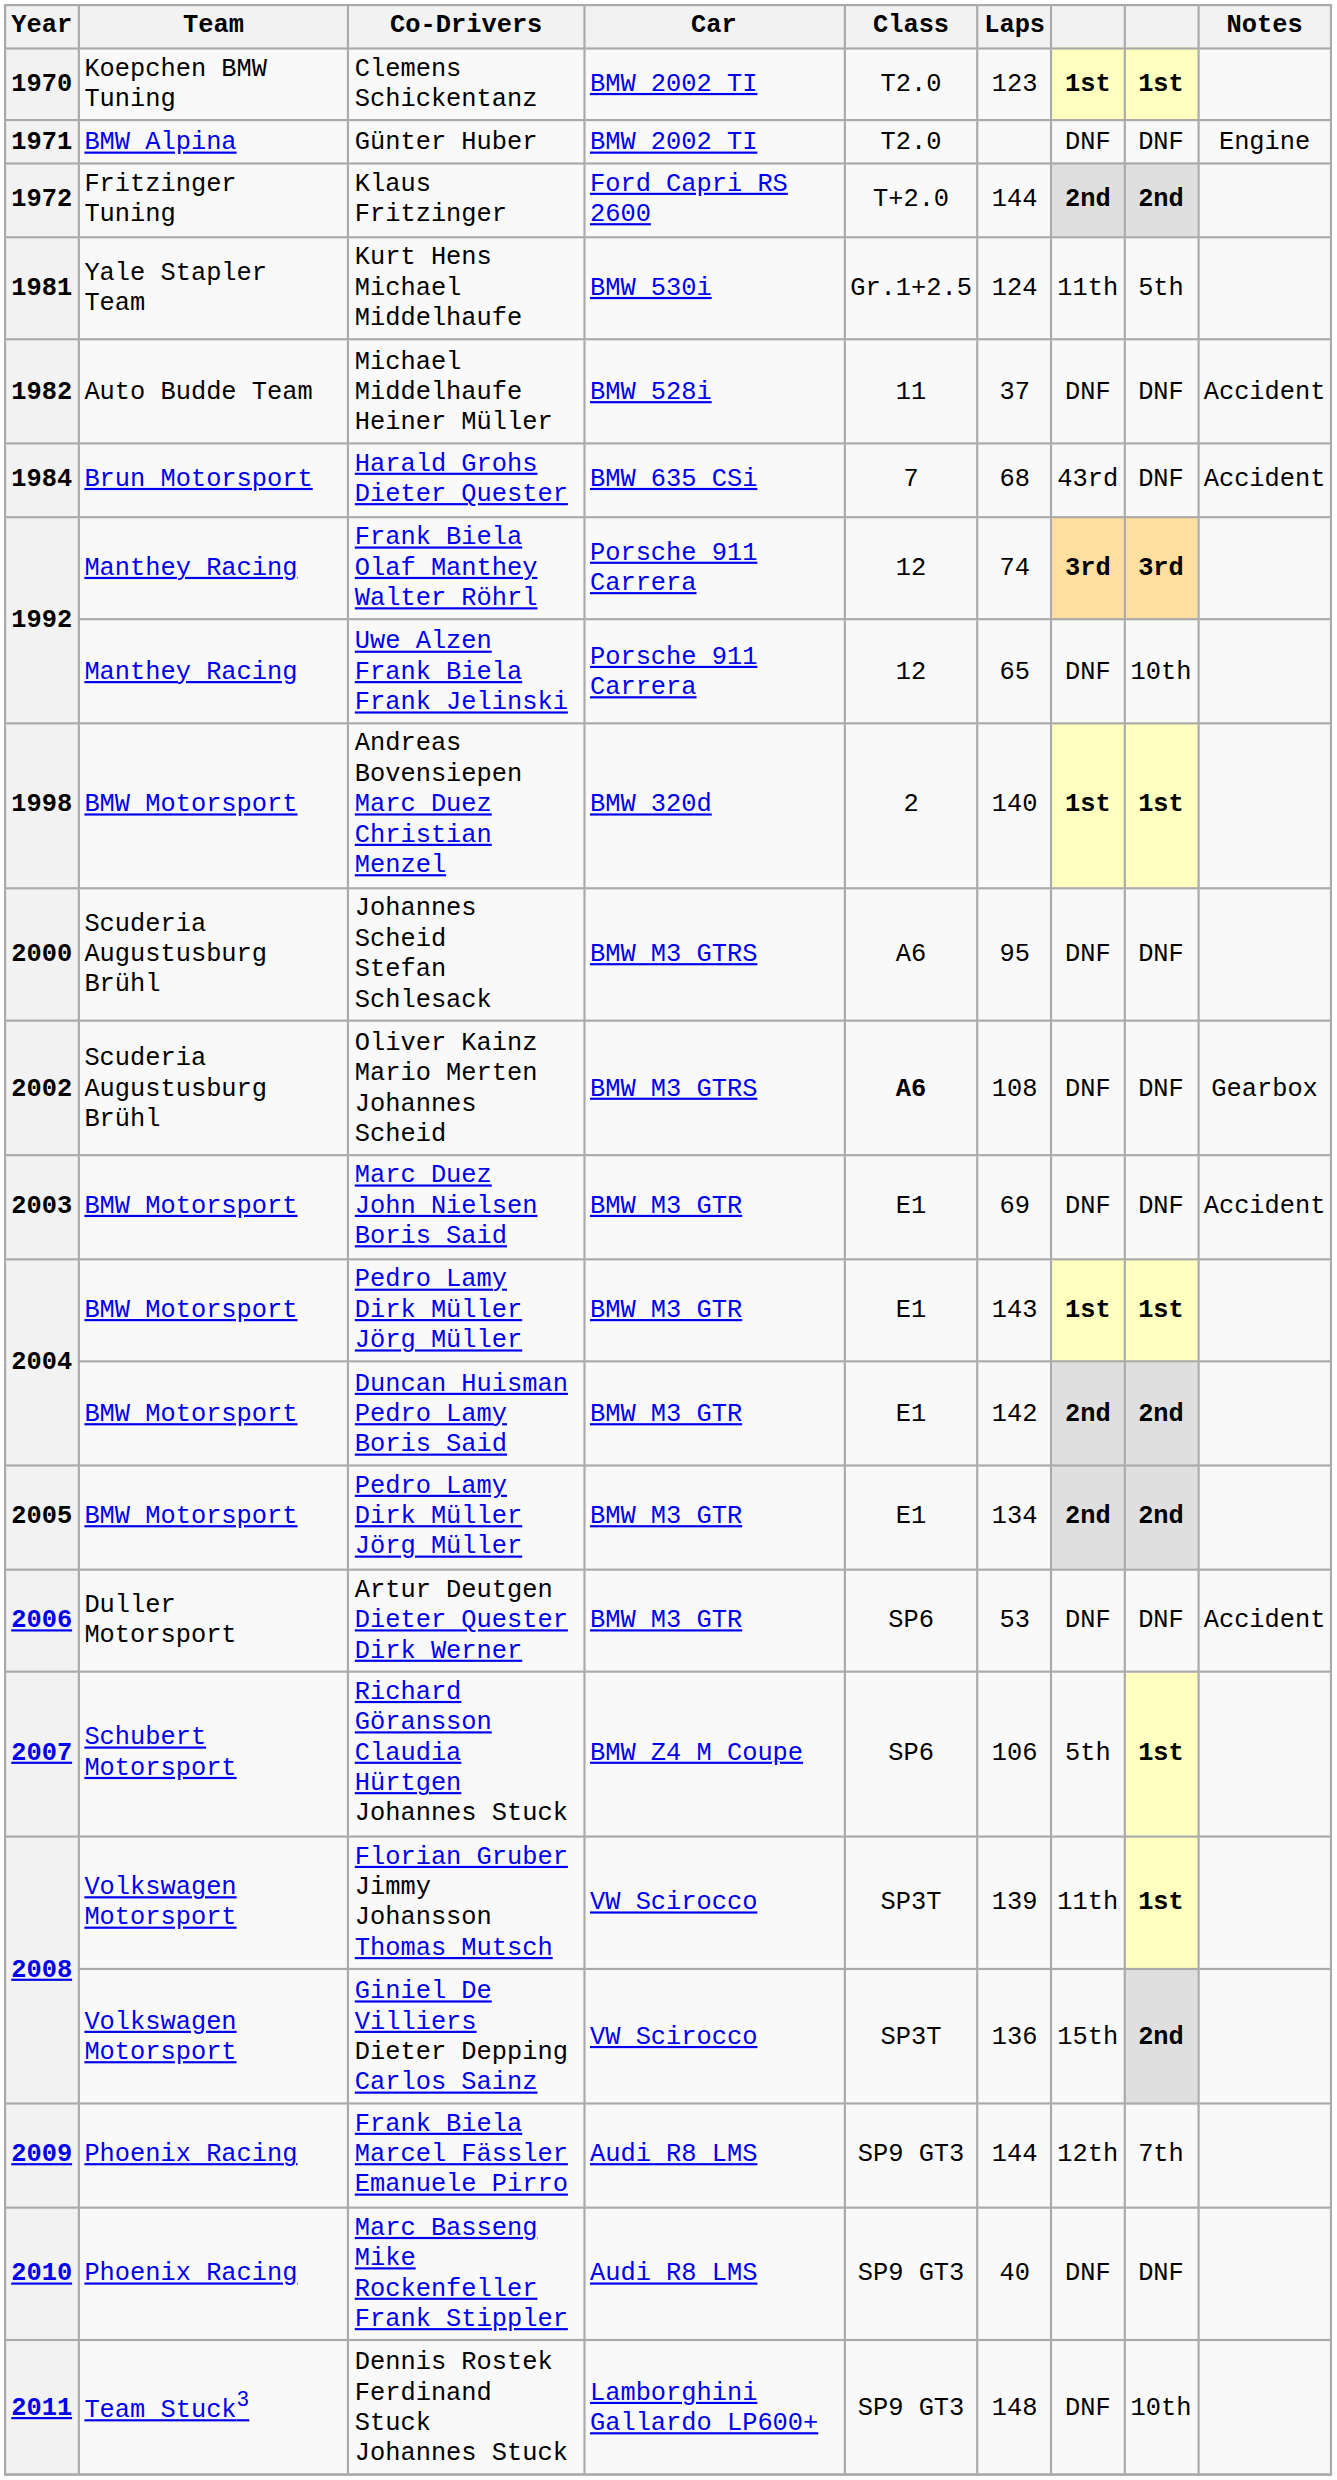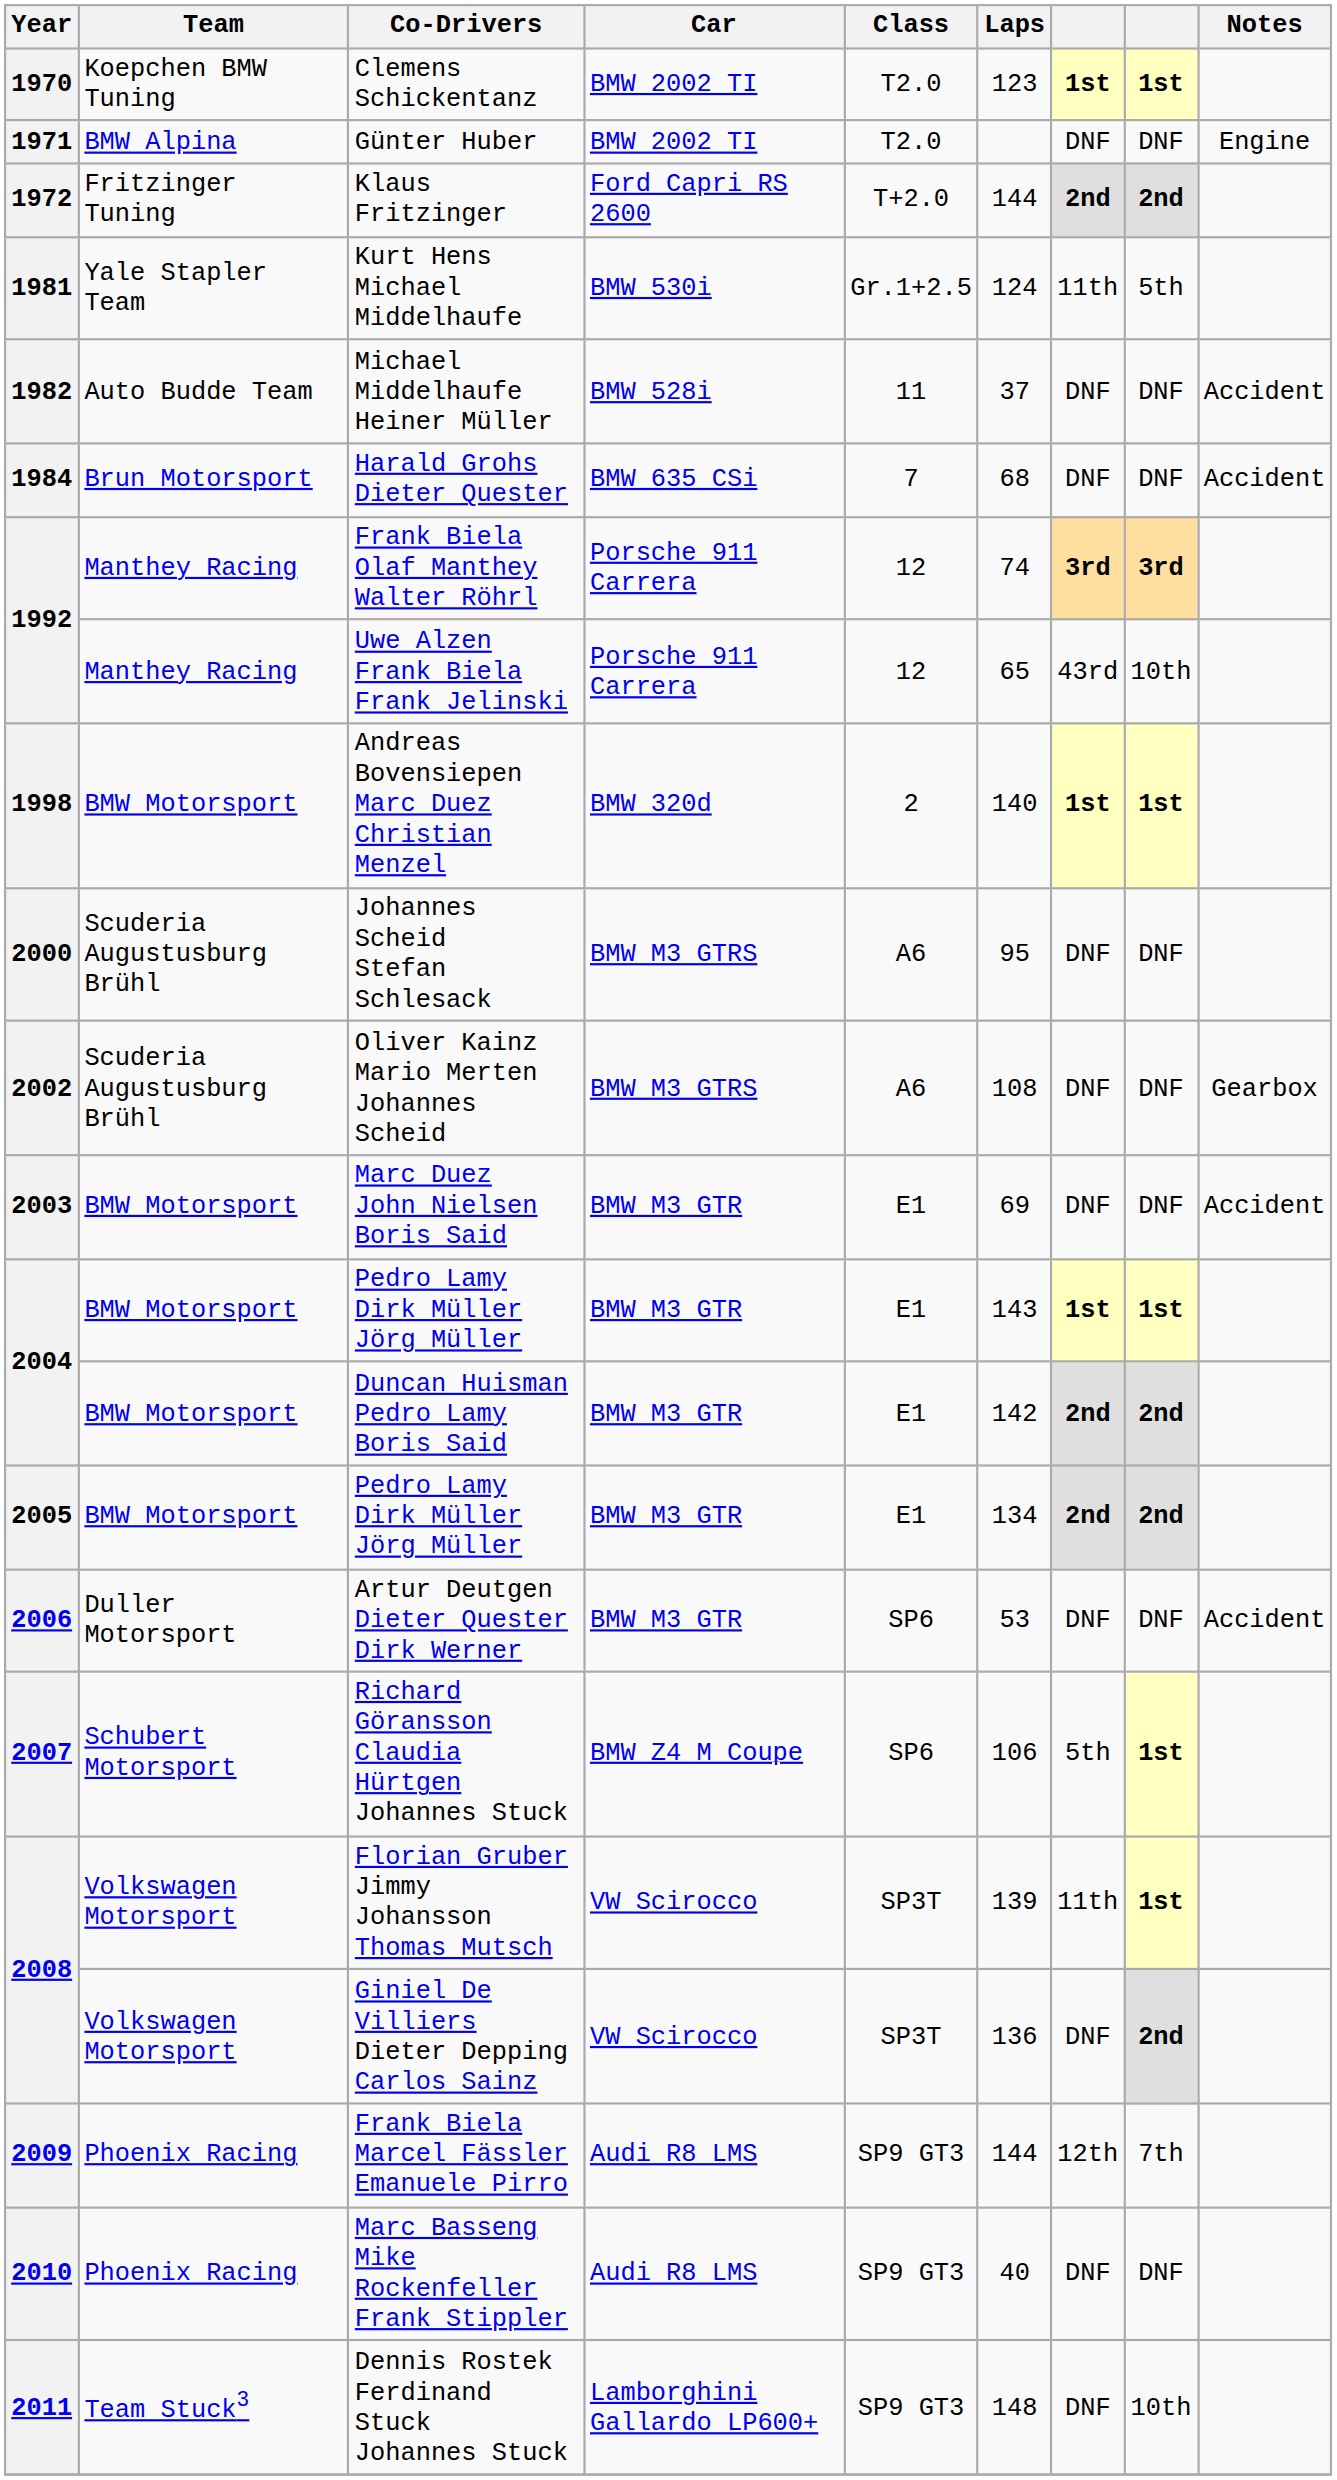(1088, 479) 43rd -> (1088, 479) DNF
(1088, 671) DNF -> (1088, 671) 43rd
(911, 1088) bold -> (911, 1088) normal
(1088, 2037) 15th -> (1088, 2037) DNF
